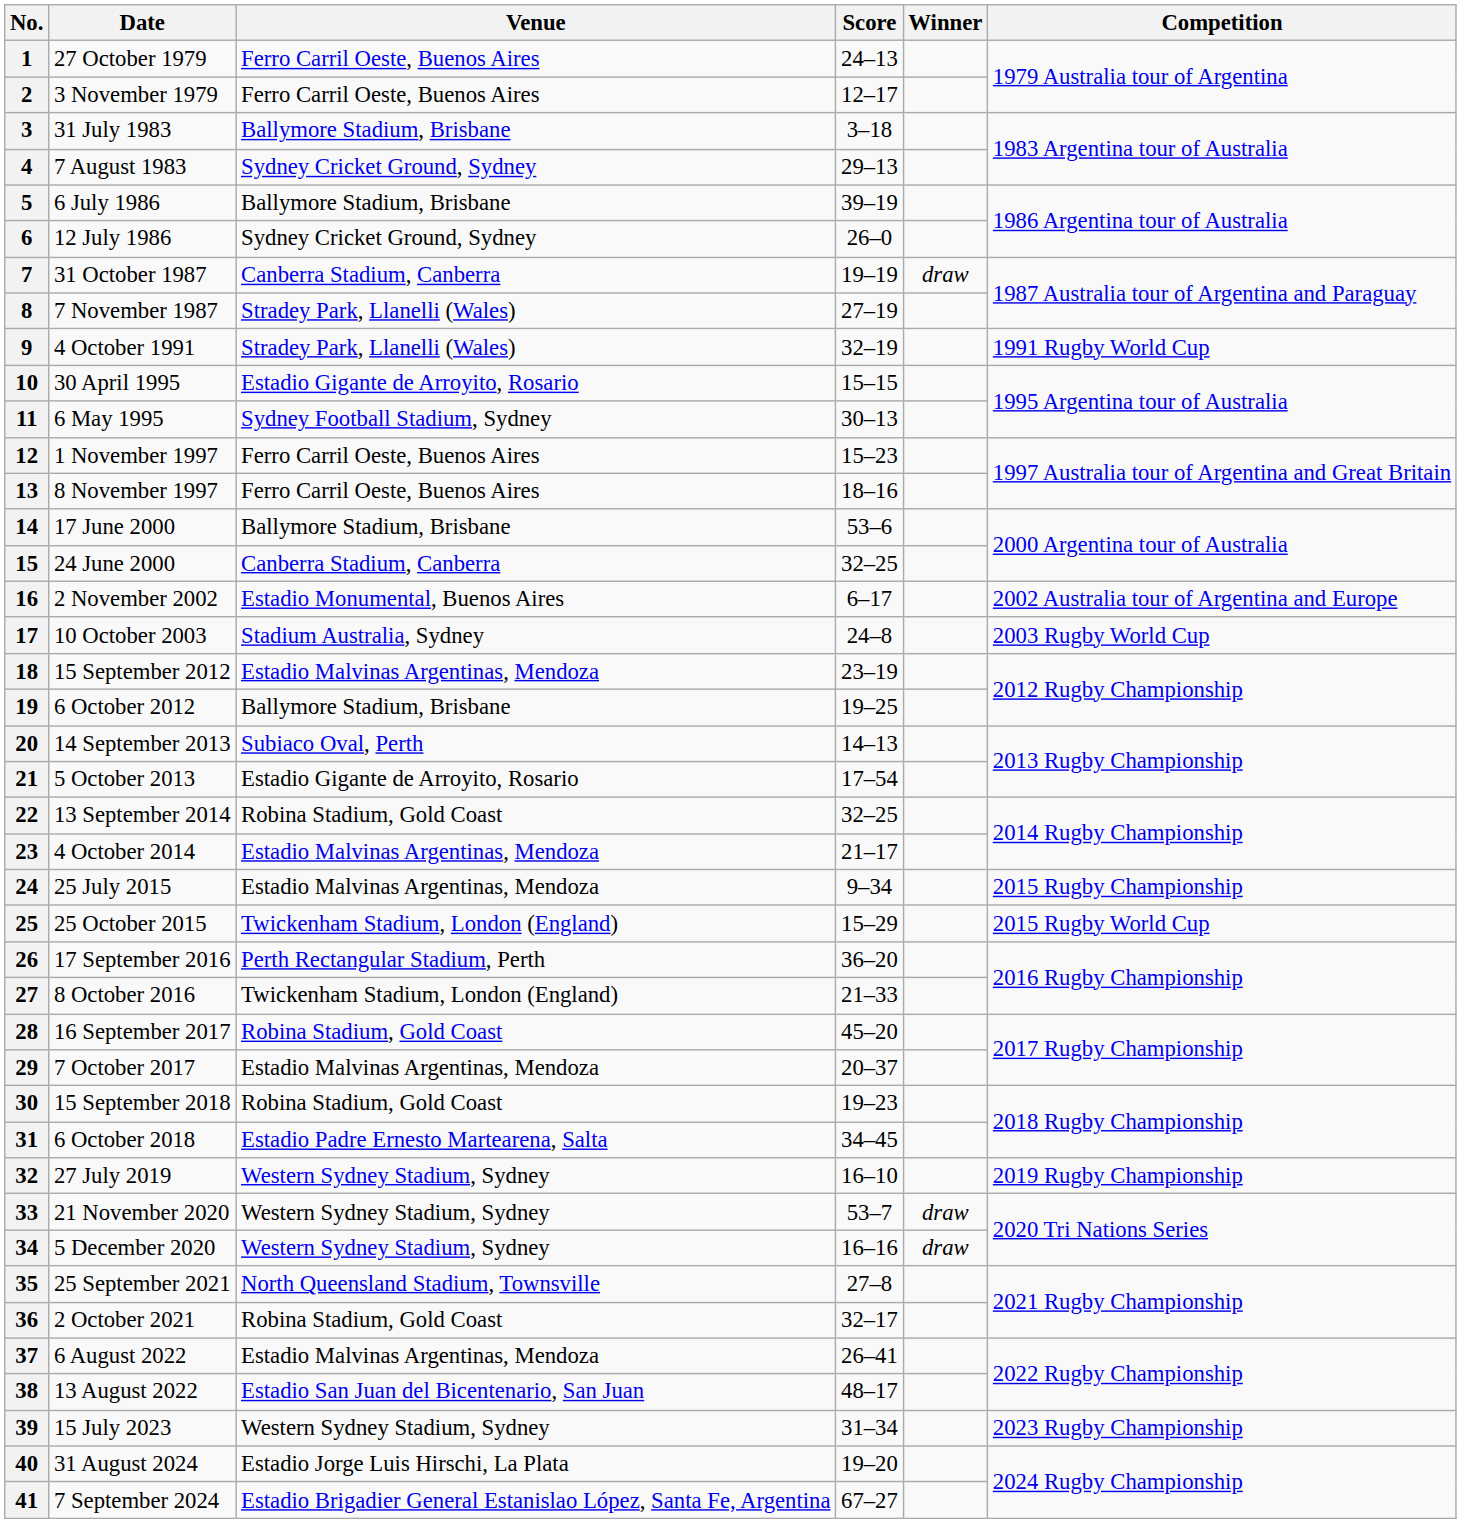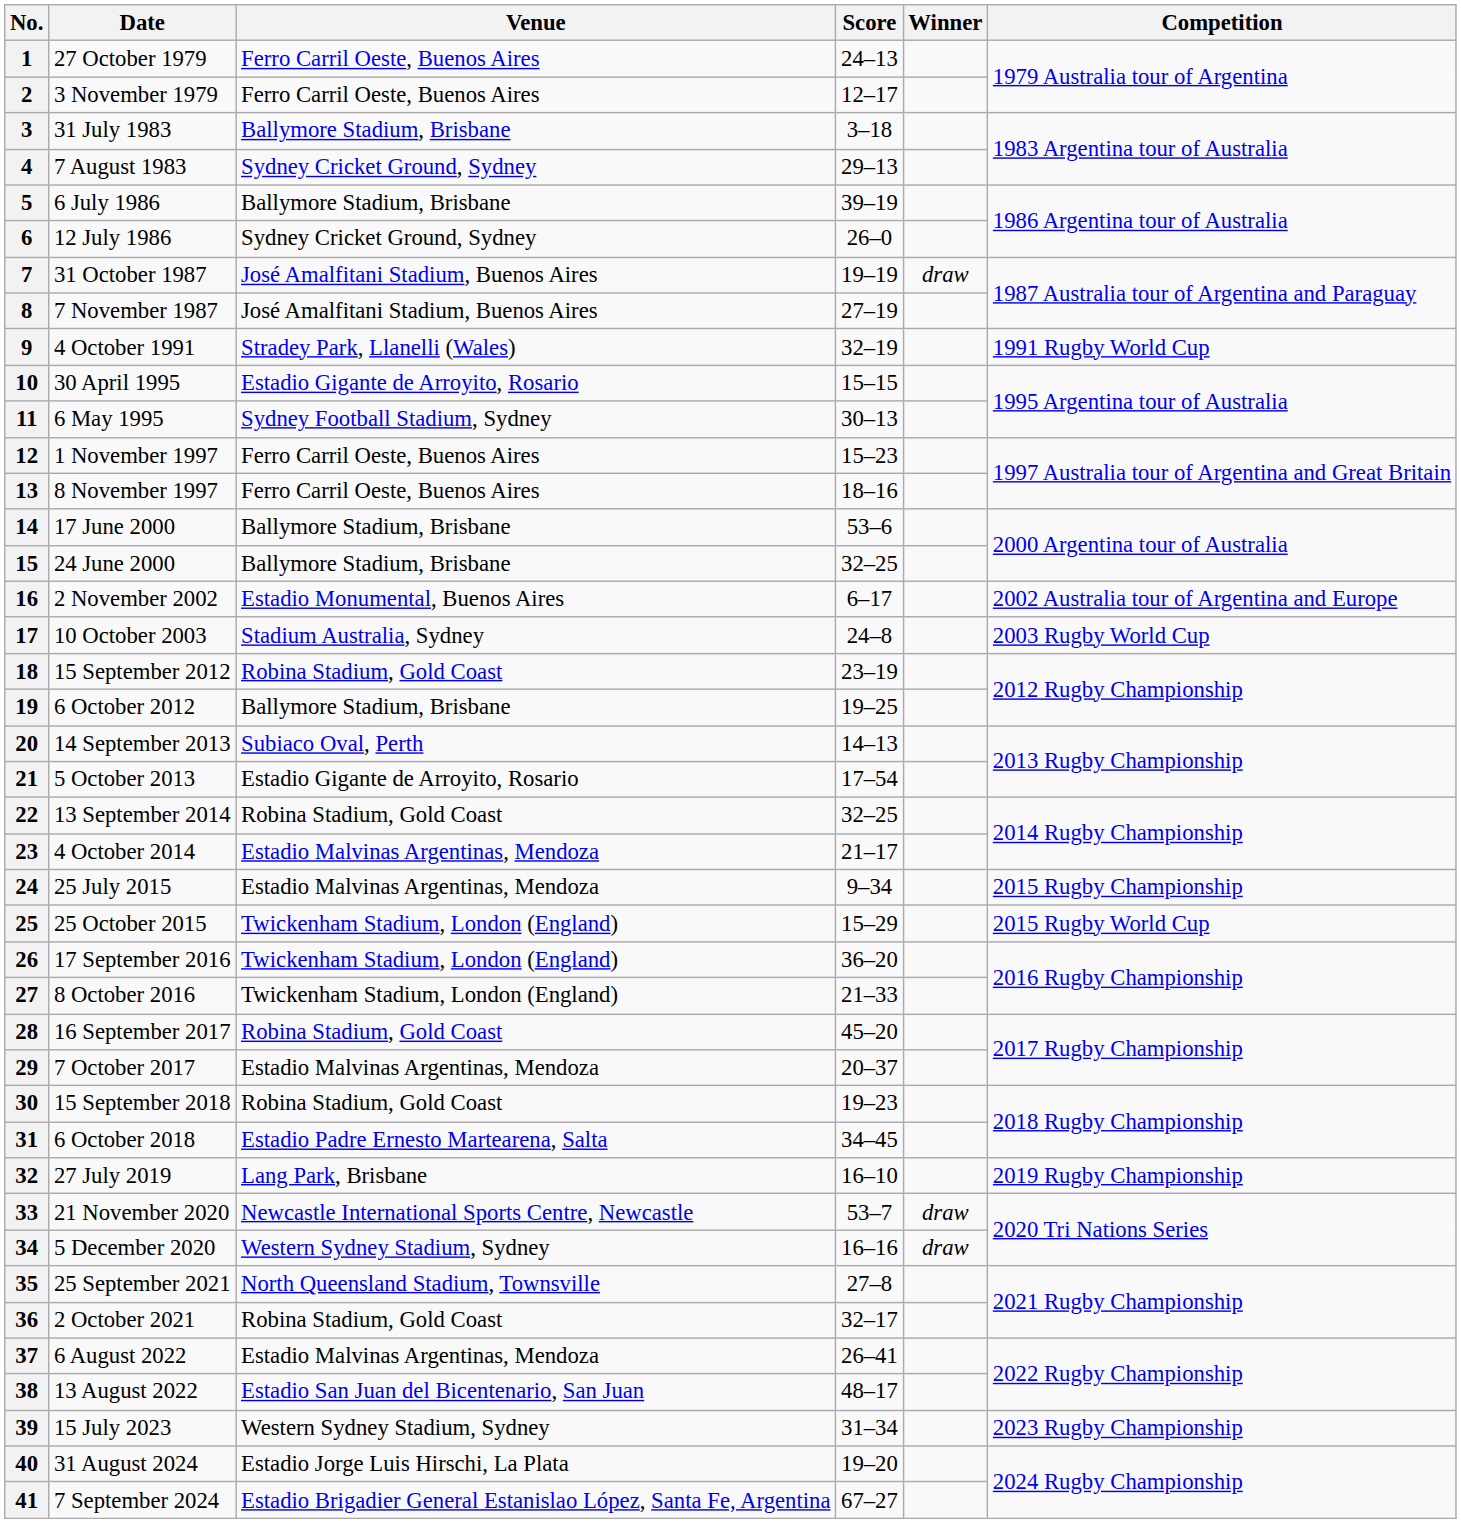(371, 274) Canberra Stadium, Canberra -> (419, 274) José Amalfitani Stadium, Buenos Aires
(378, 310) Stradey Park, Llanelli (Wales) -> (419, 310) José Amalfitani Stadium, Buenos Aires
(371, 563) Canberra Stadium, Canberra -> (376, 563) Ballymore Stadium, Brisbane
(420, 671) Estadio Malvinas Argentinas, Mendoza -> (372, 671) Robina Stadium, Gold Coast
(393, 959) Perth Rectangular Stadium, Perth -> (430, 959) Twickenham Stadium, London (England)
(395, 1175) Western Sydney Stadium, Sydney -> (334, 1175) Lang Park, Brisbane
(395, 1211) Western Sydney Stadium, Sydney -> (467, 1211) Newcastle International Sports Centre, Newcastle
